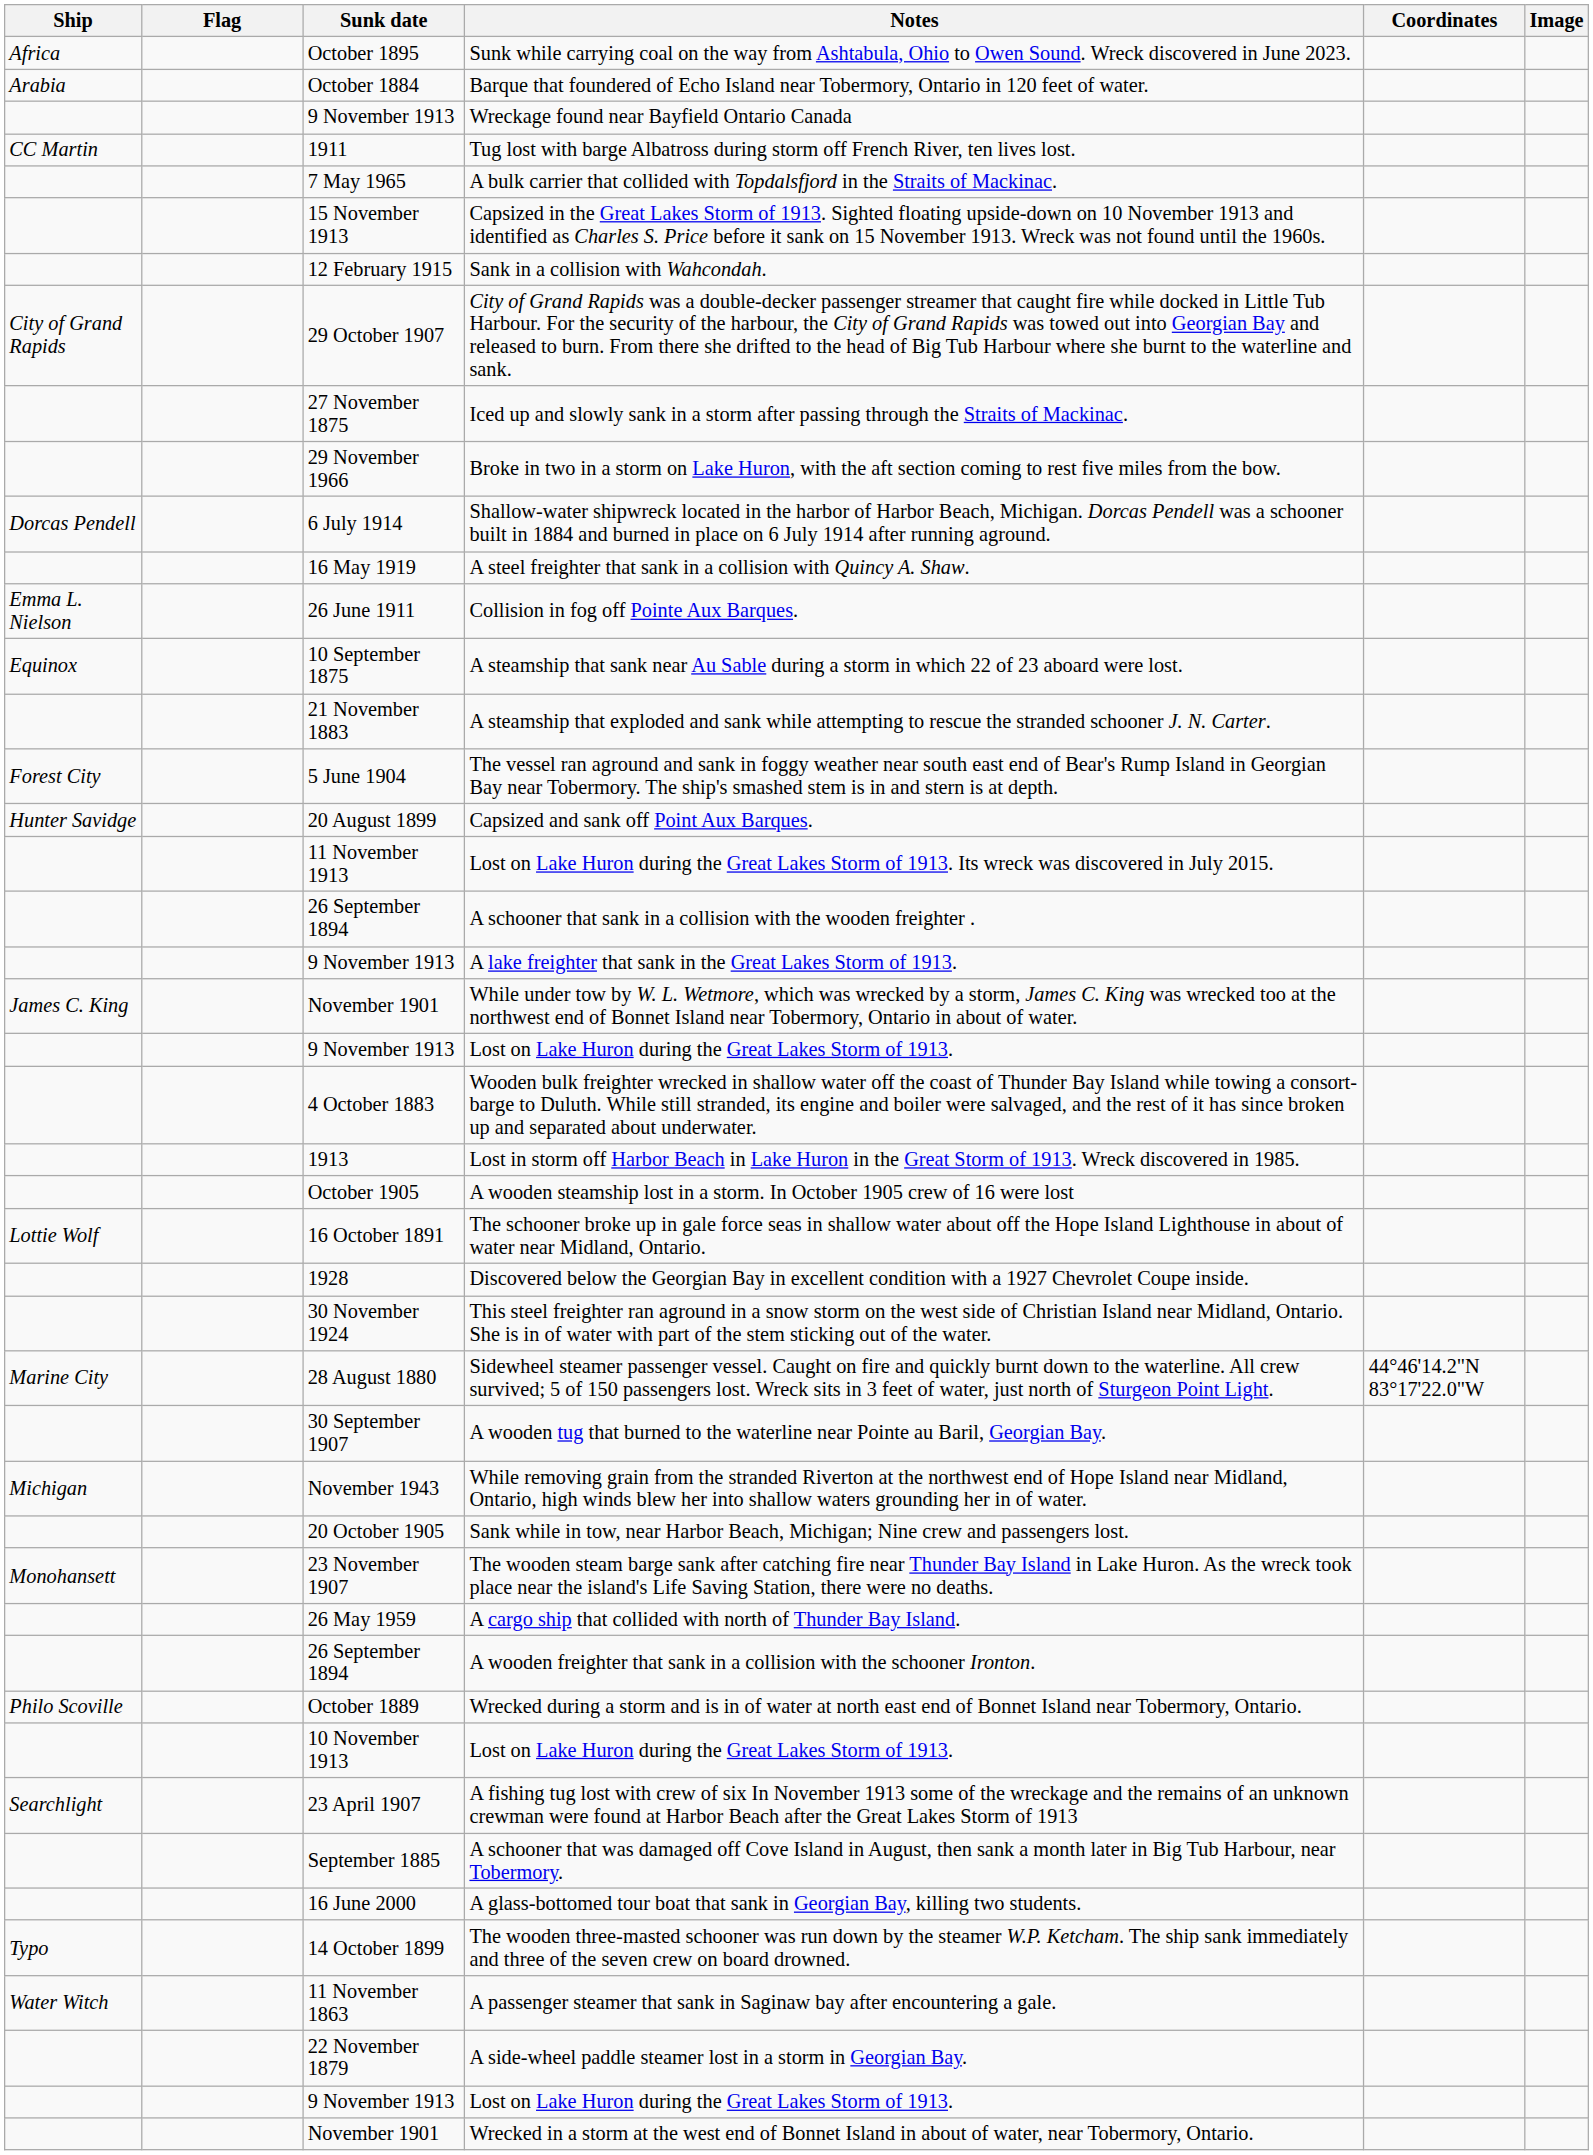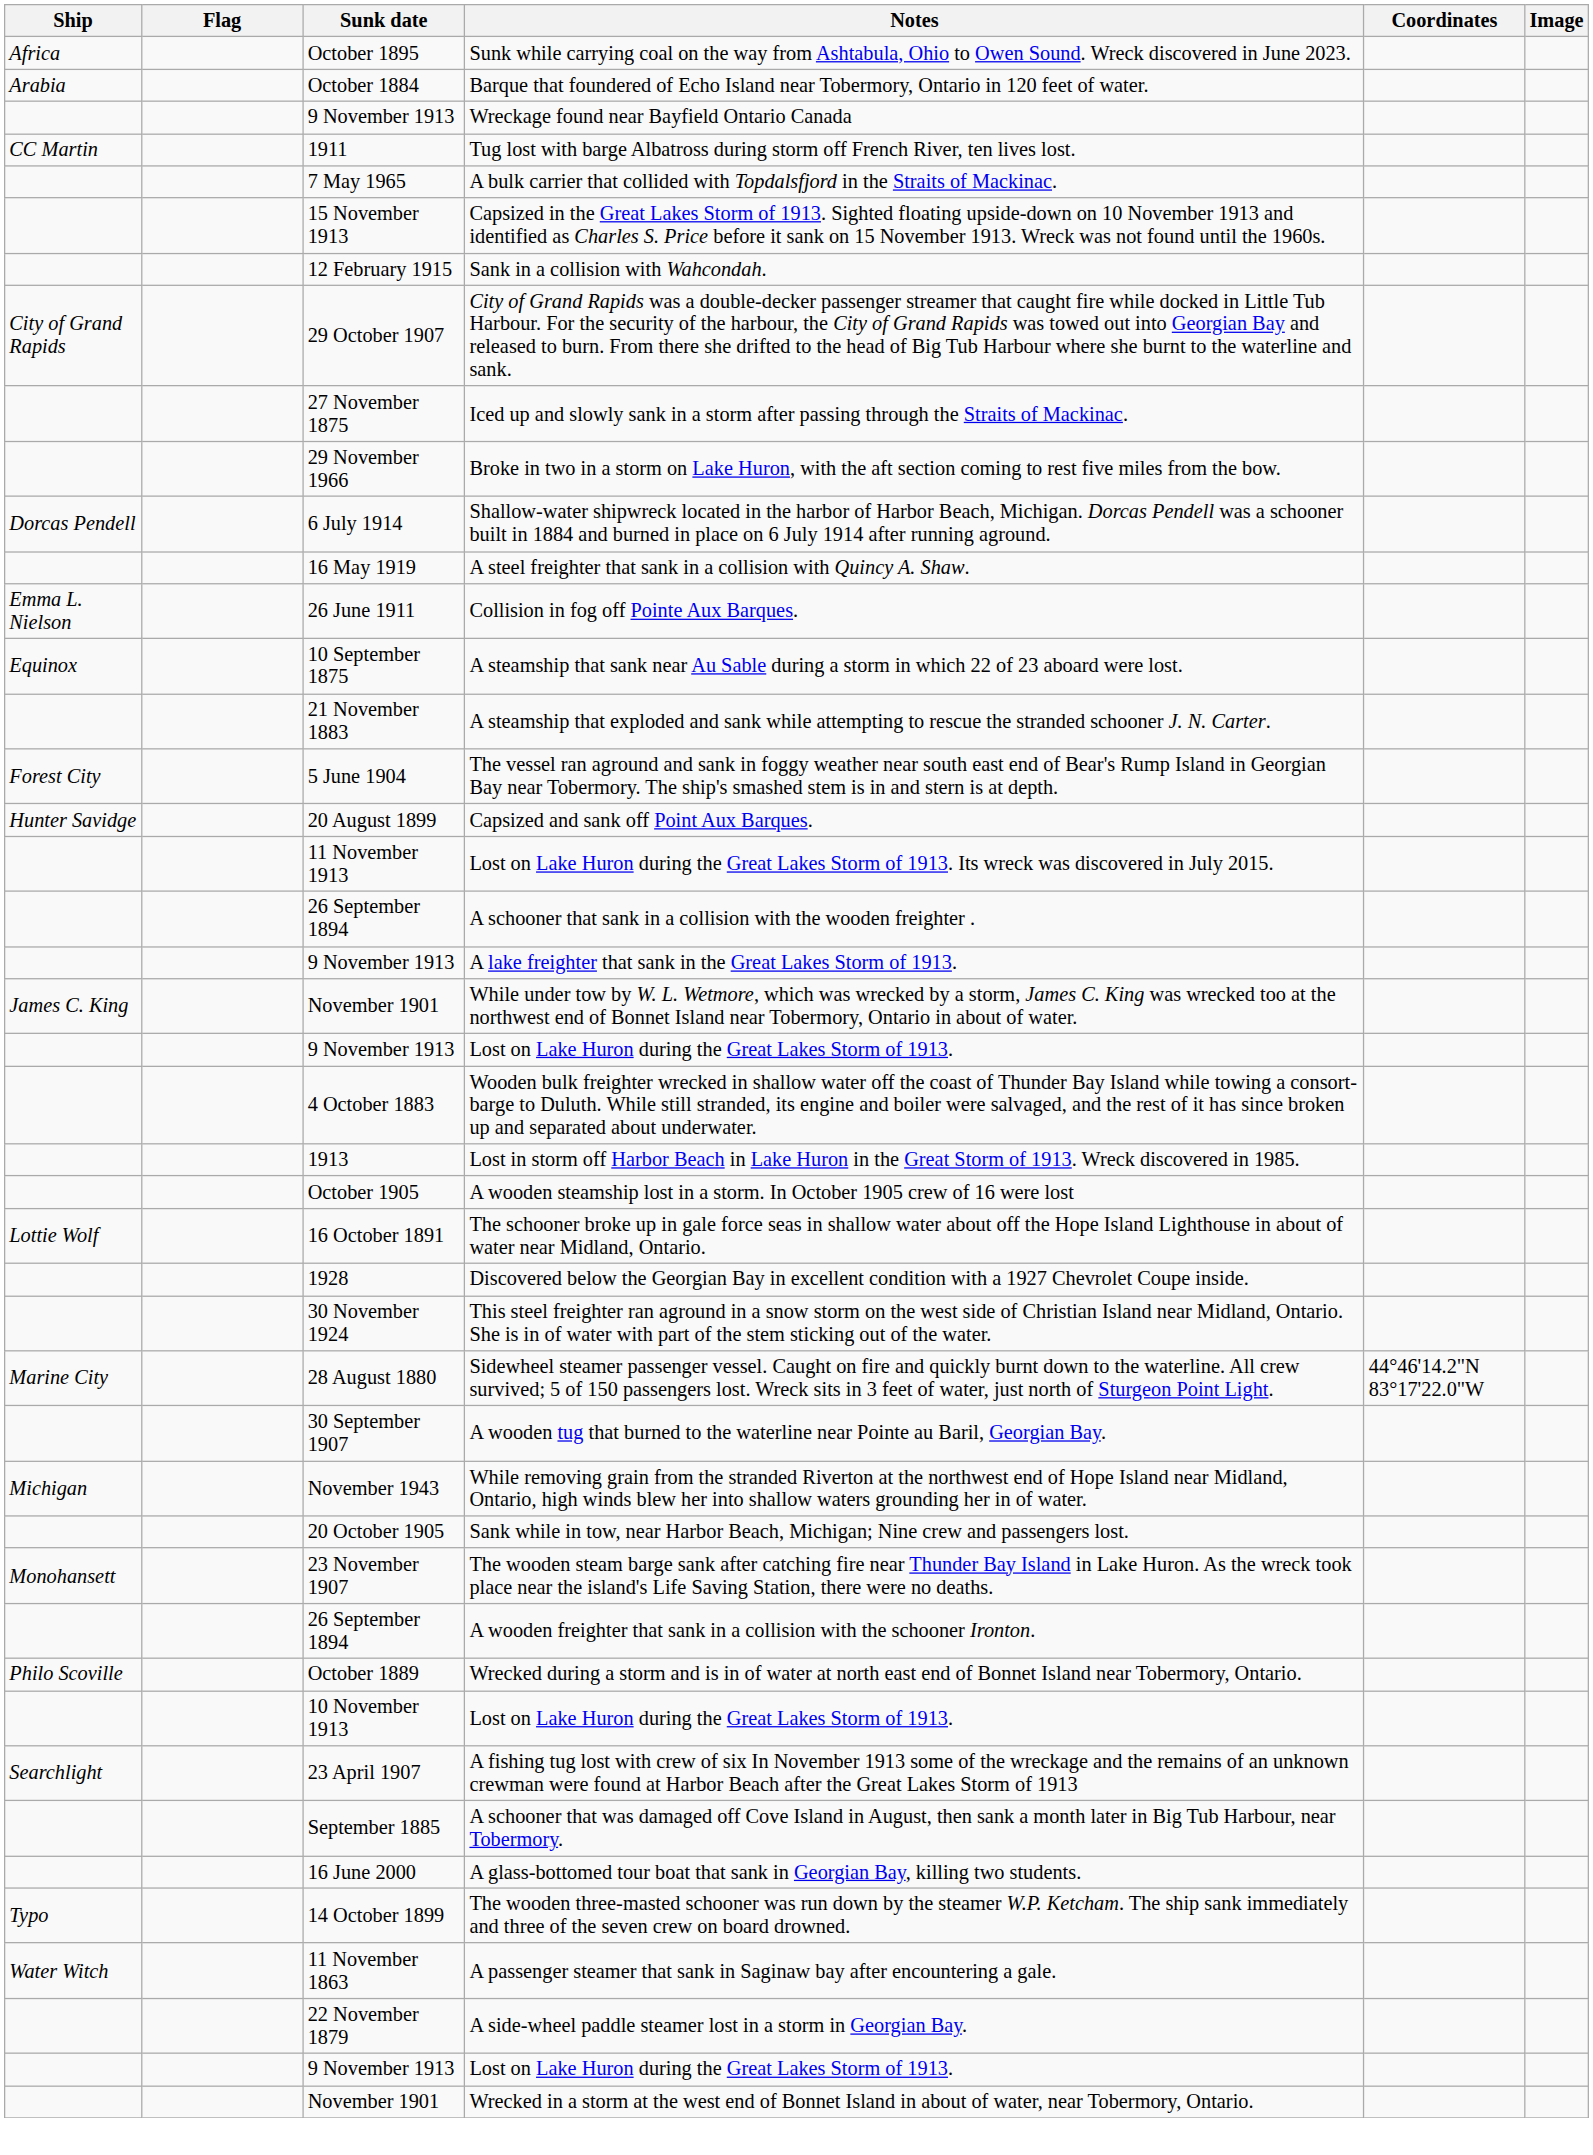- row: (362, 1619)
